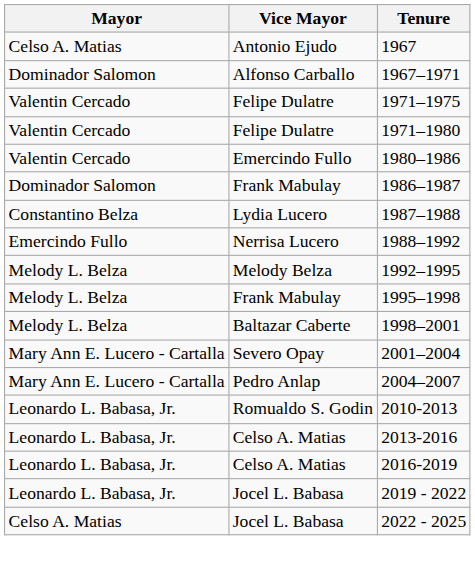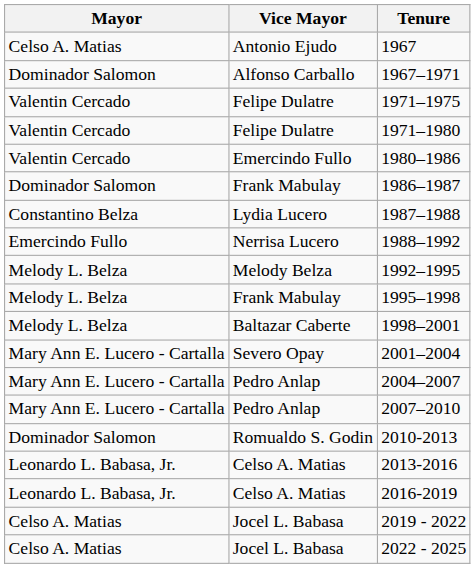+ row: (421, 409)
(92, 409) Leonardo L. Babasa, Jr. -> (82, 437) Dominador Salomon
(92, 492) Leonardo L. Babasa, Jr. -> (65, 520) Celso A. Matias
